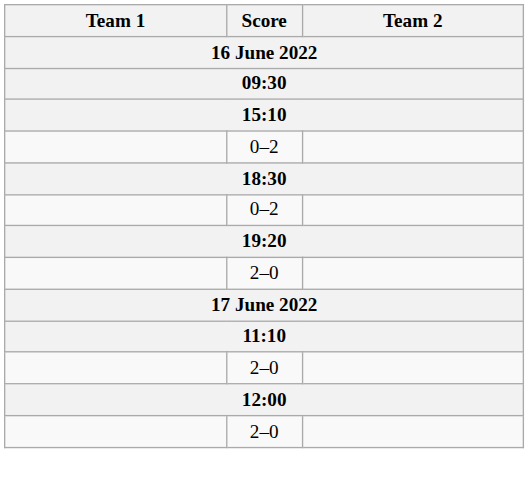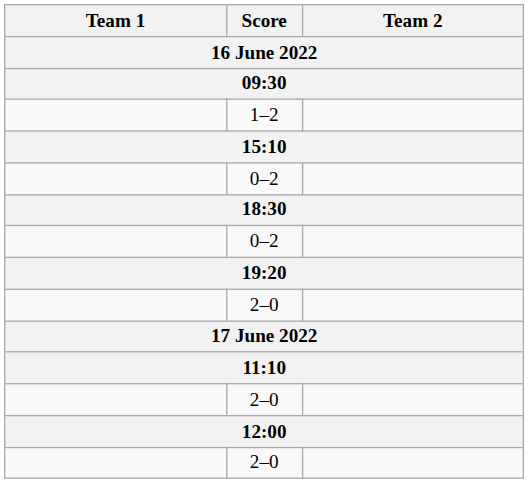+ row: (116, 116)
